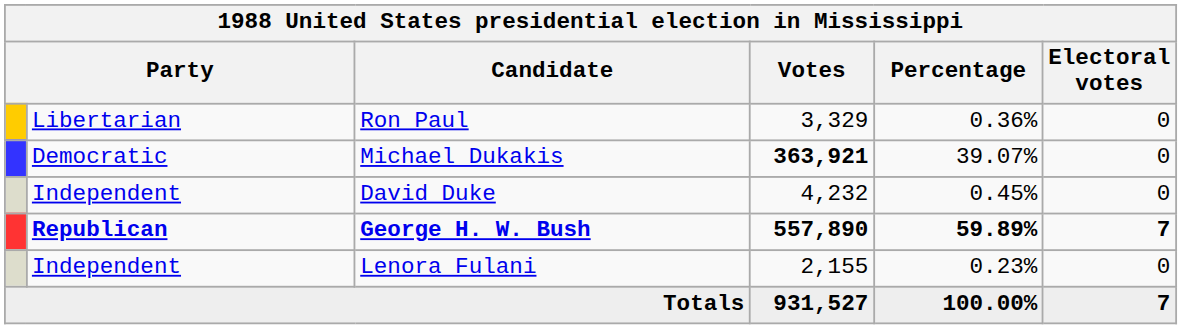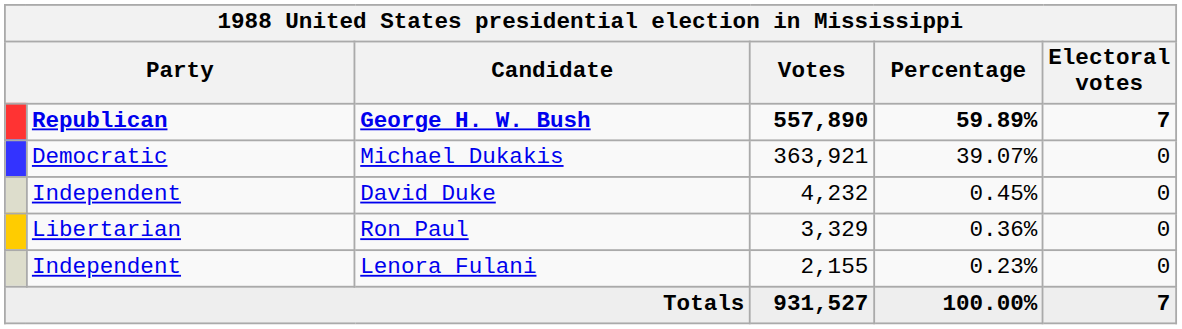rows swapped: (475, 232) <-> (414, 122)
(821, 159) bold -> (821, 159) normal
